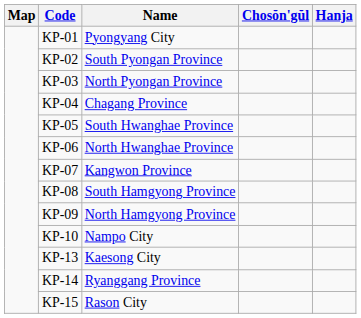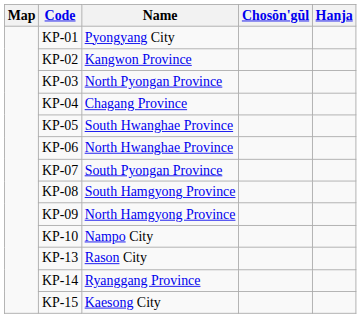(153, 59) South Pyongan Province -> (138, 59) Kangwon Province
(138, 170) Kangwon Province -> (153, 170) South Pyongan Province
(123, 258) Kaesong City -> (116, 258) Rason City
(116, 302) Rason City -> (123, 302) Kaesong City
